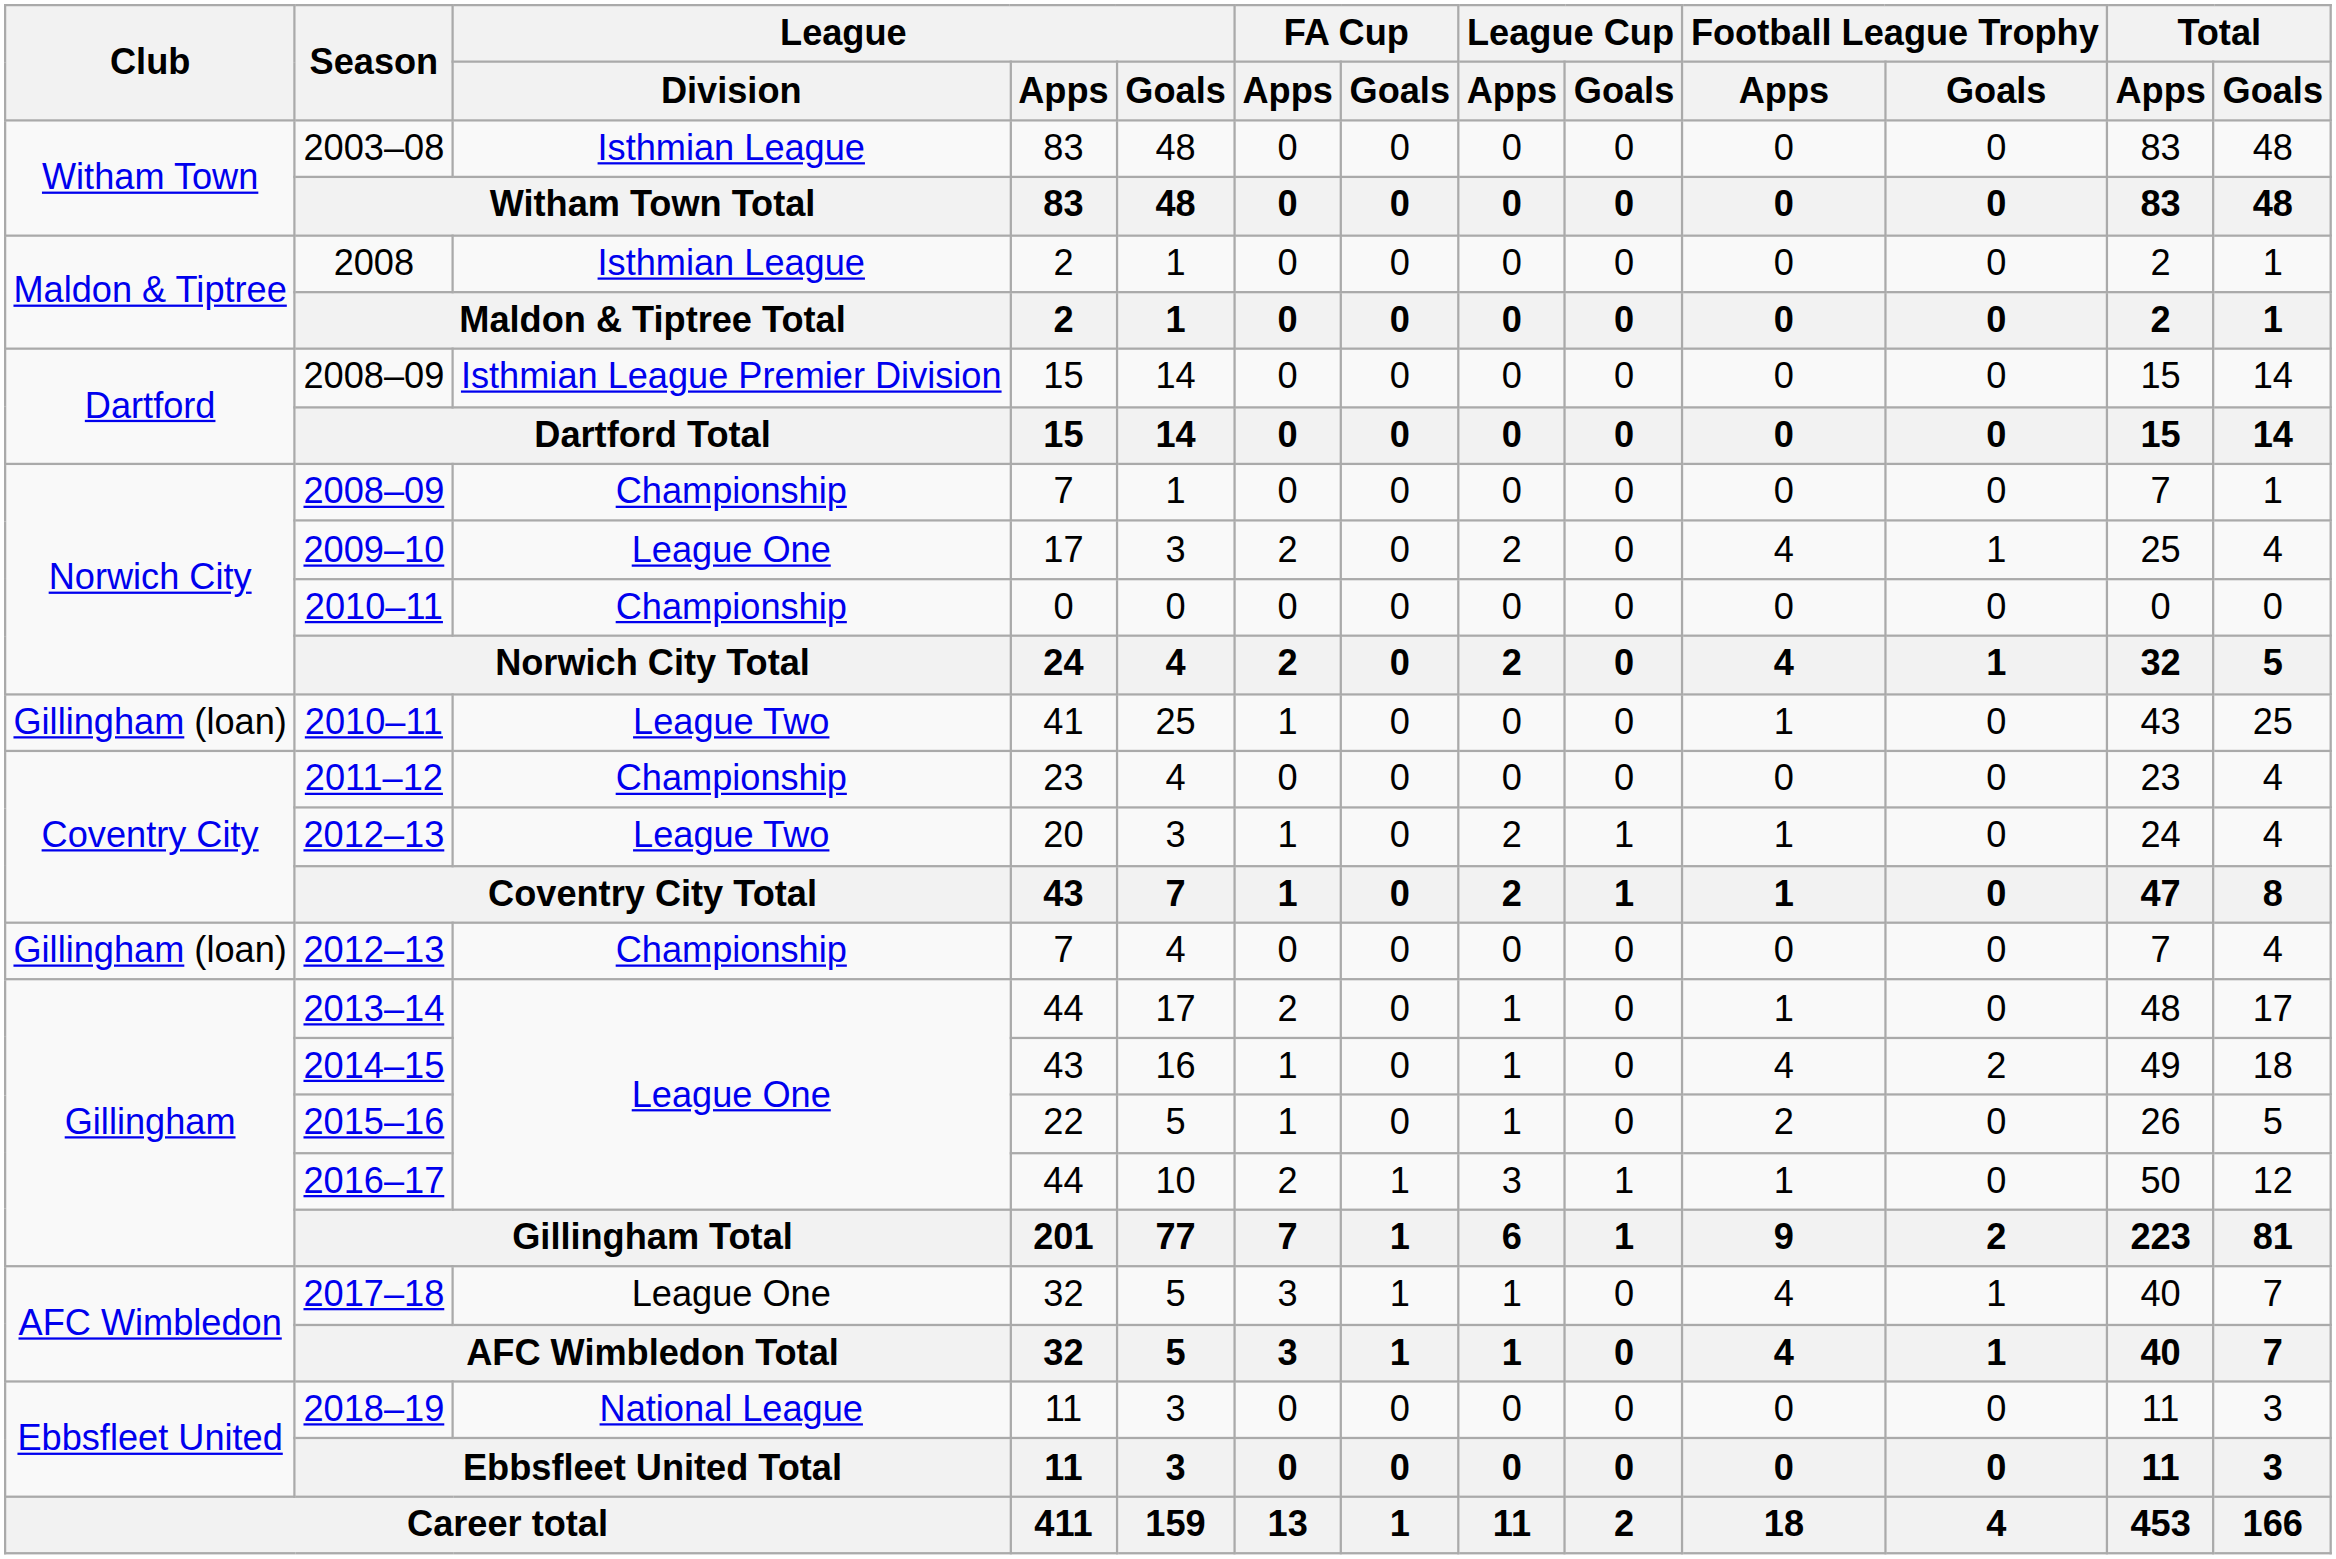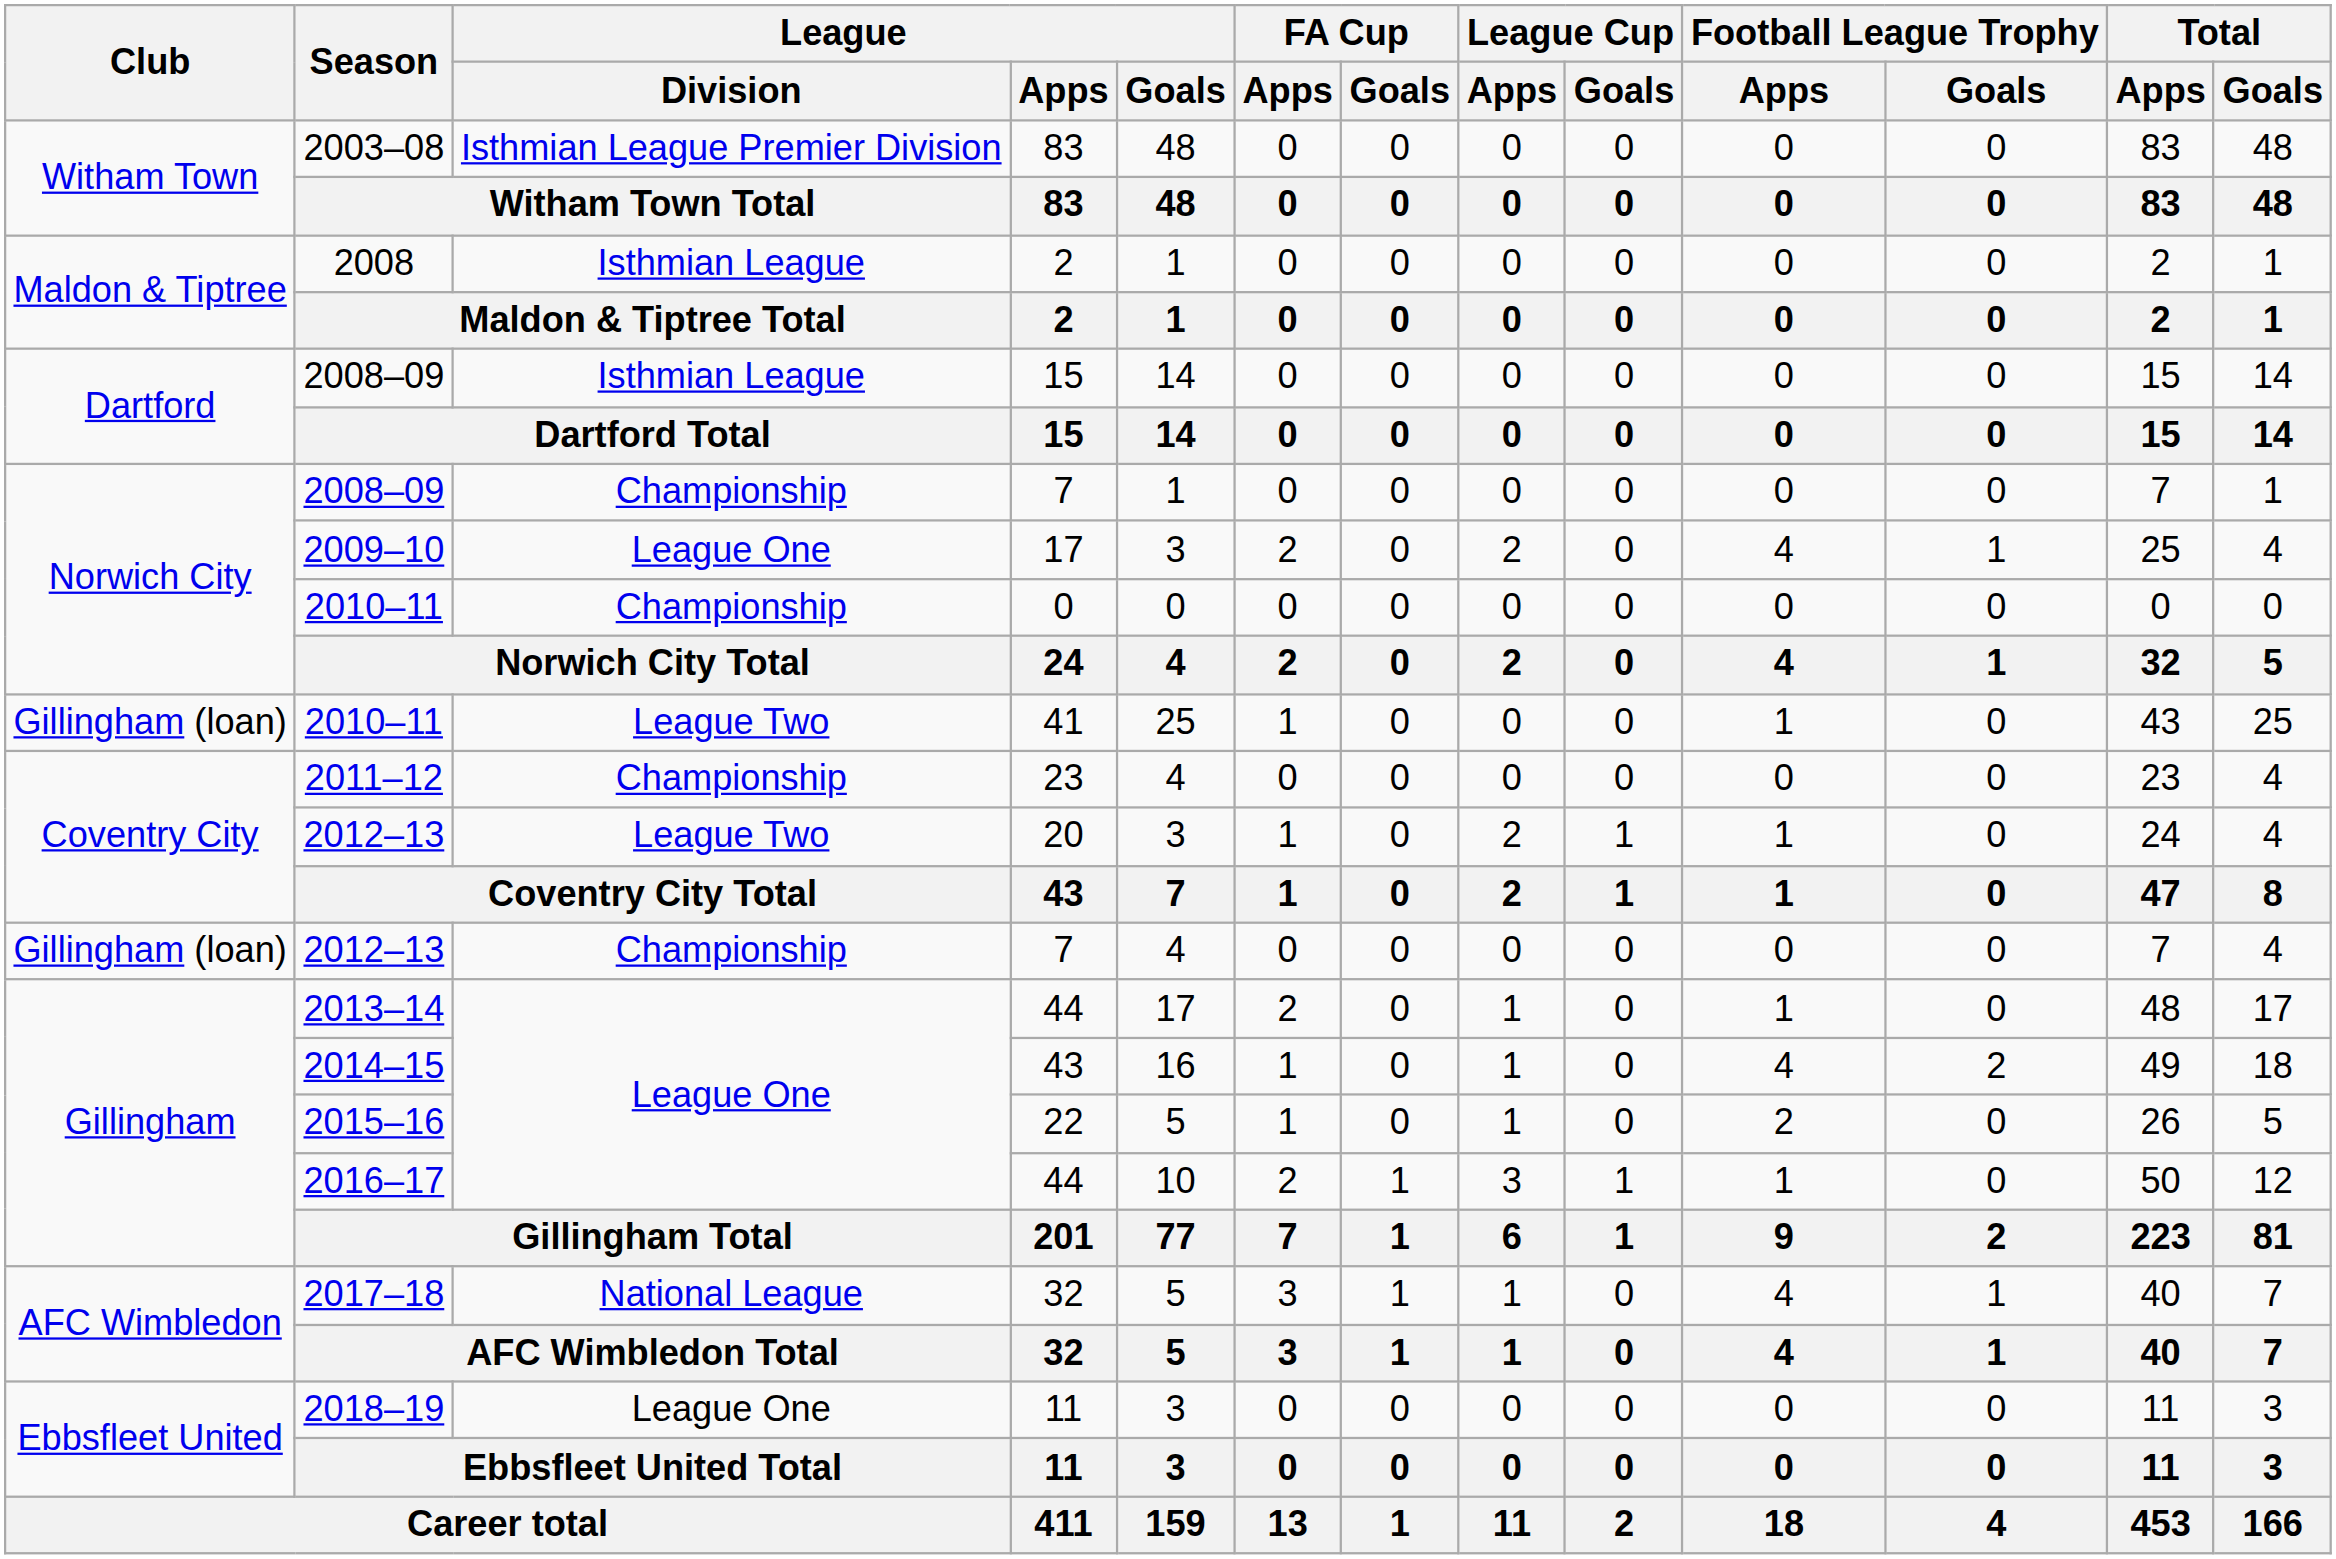(731, 147) Isthmian League -> (731, 147) Isthmian League Premier Division
(731, 377) Isthmian League Premier Division -> (731, 377) Isthmian League
(731, 1294) League One -> (731, 1294) National League
(731, 1409) National League -> (731, 1409) League One
